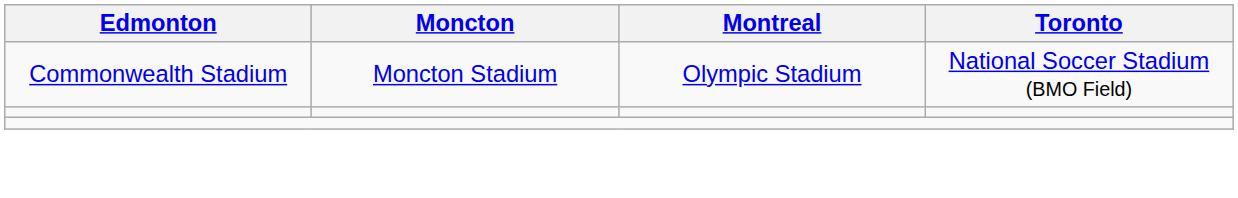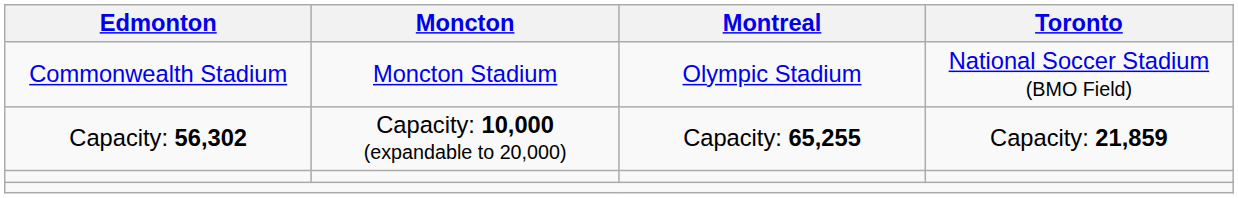+ row: (158, 138)
